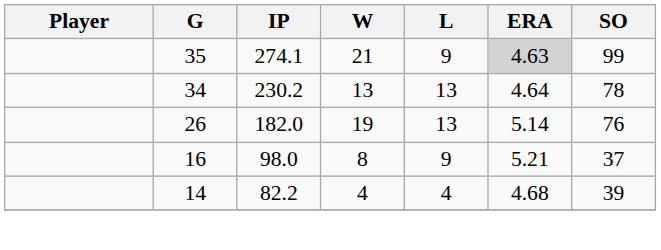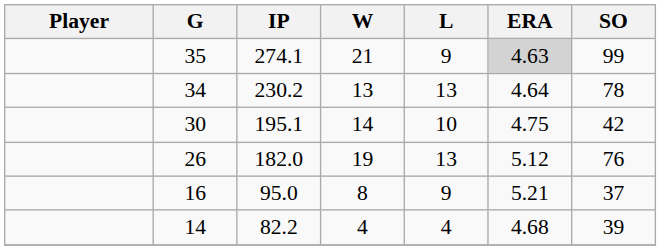+ row: (195, 124)
(530, 124) 5.14 -> (530, 158) 5.12
(279, 158) 98.0 -> (279, 192) 95.0
